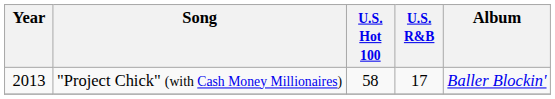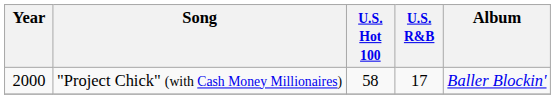(29, 80) 2013 -> (29, 80) 2000
